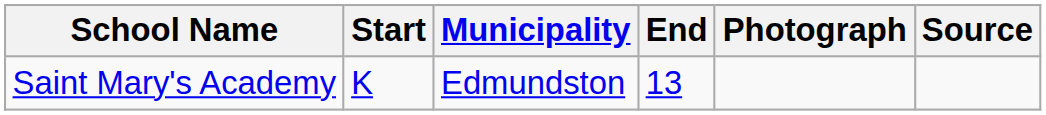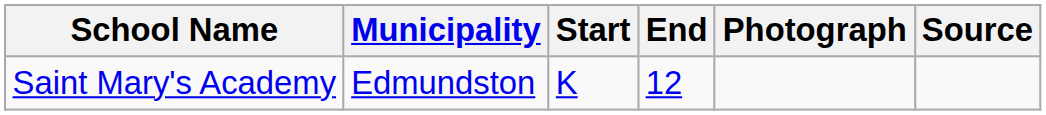columns swapped: (536, 30) <-> (389, 30)
(664, 82) 13 -> (664, 82) 12
